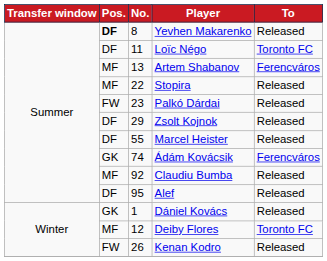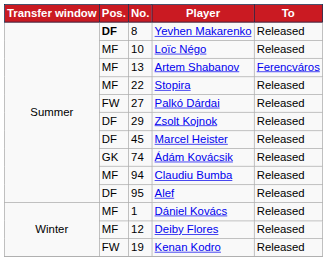(109, 49) DF -> (110, 49) MF
(137, 49) 11 -> (137, 49) 10
(285, 49) Toronto FC -> (281, 49) Released
(137, 103) 23 -> (137, 103) 27
(137, 139) 55 -> (137, 139) 45
(288, 157) Ferencváros -> (281, 157) Released
(137, 175) 92 -> (137, 175) 94
(110, 211) GK -> (110, 211) MF
(285, 229) Toronto FC -> (281, 229) Released
(137, 247) 26 -> (137, 247) 19
